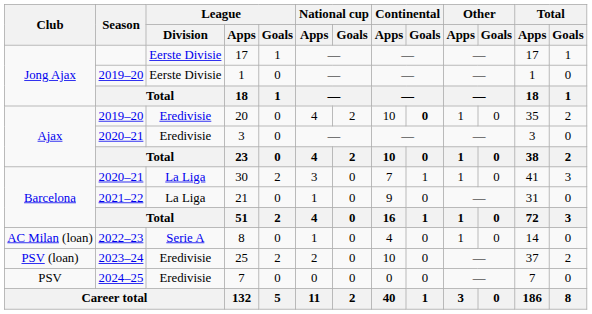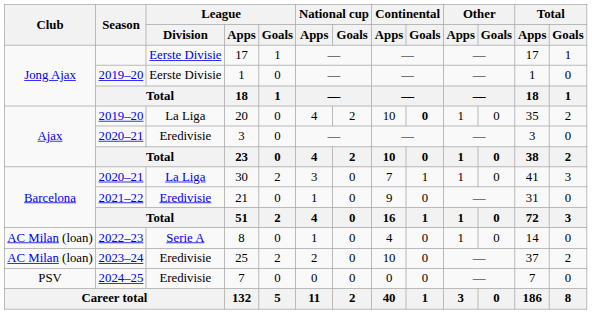(185, 116) Eredivisie -> (185, 116) La Liga
(185, 197) La Liga -> (185, 197) Eredivisie
(50, 258) PSV (loan) -> (50, 258) AC Milan (loan)
